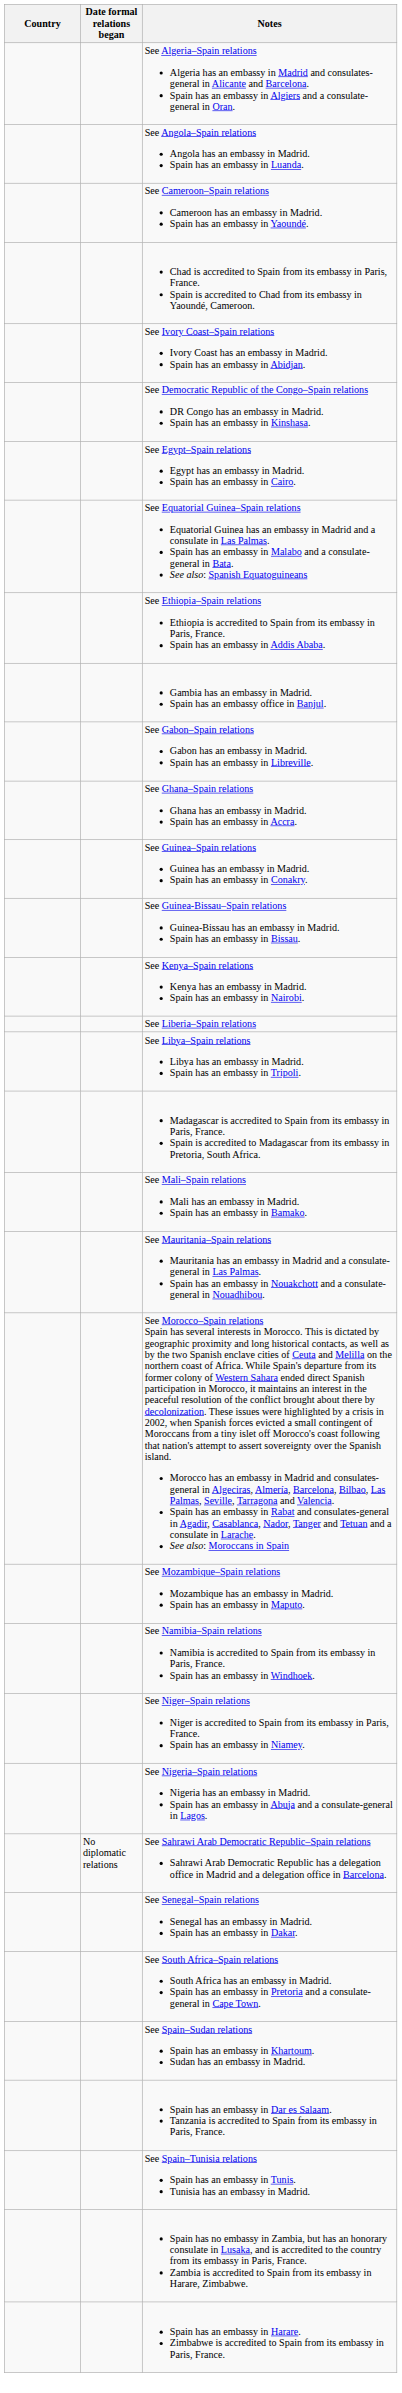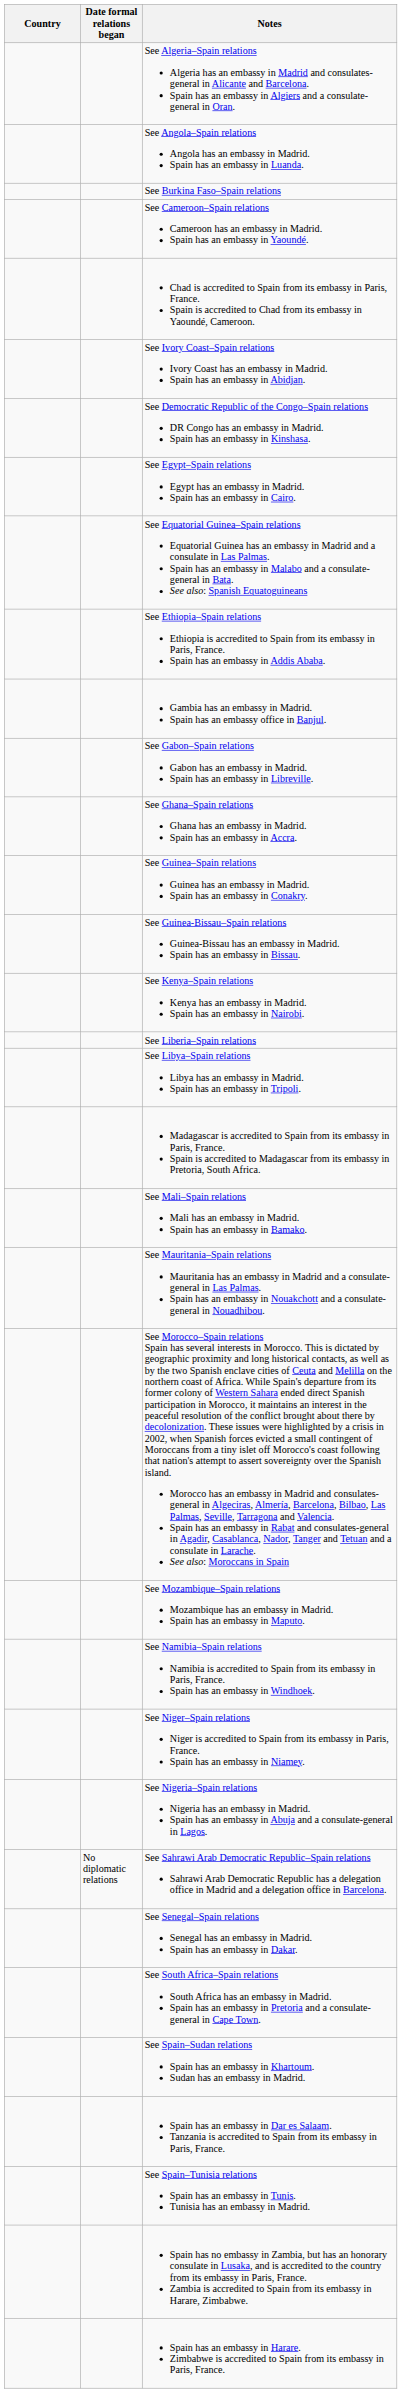+ row: (213, 191)
